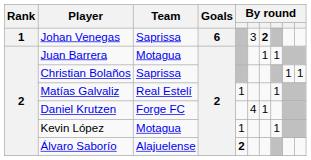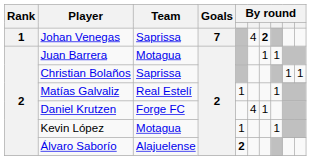(217, 37) 6 -> (217, 37) 7
(253, 37) 3 -> (253, 37) 4
